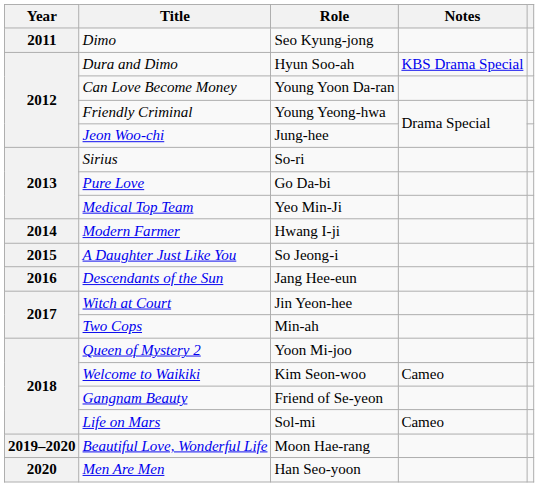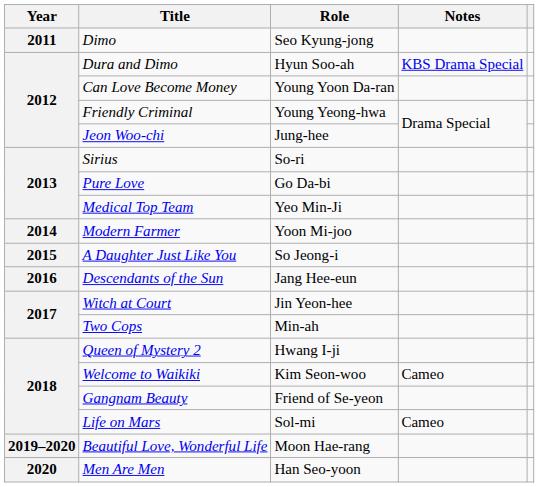(307, 231) Hwang I-ji -> (313, 231) Yoon Mi-joo
(313, 350) Yoon Mi-joo -> (307, 350) Hwang I-ji
